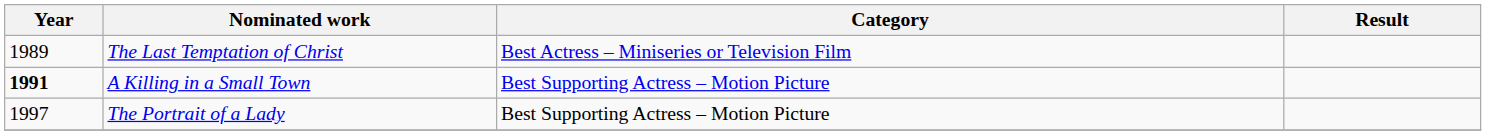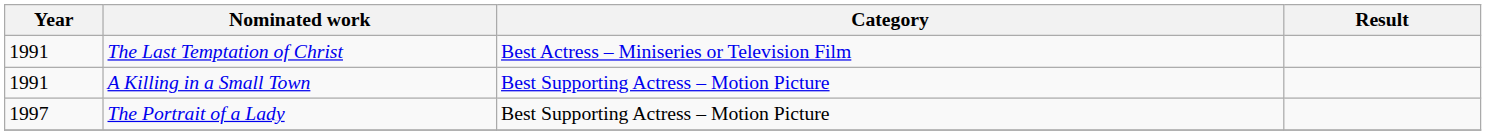(29, 51) 1989 -> (29, 51) 1991
(29, 82) bold -> (29, 82) normal
